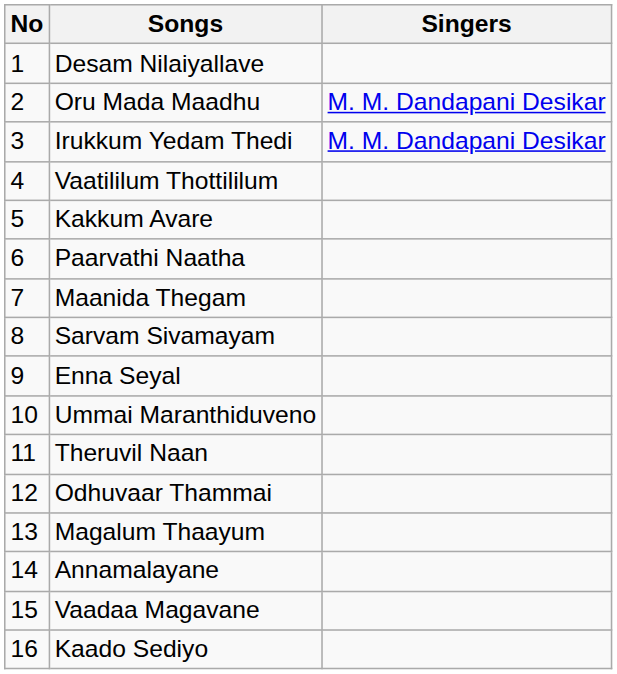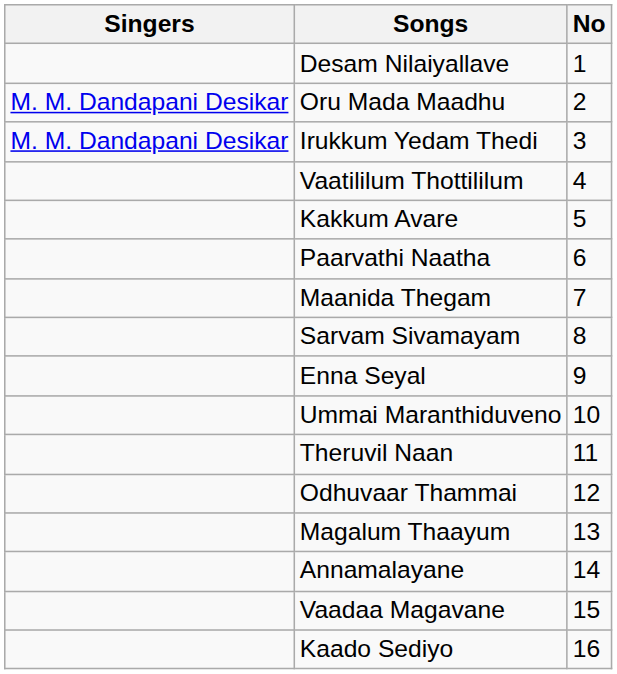columns swapped: (27, 24) <-> (467, 24)
